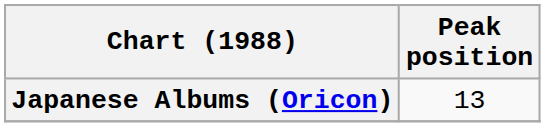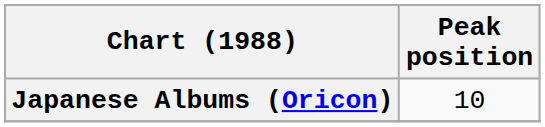(470, 100) 13 -> (470, 100) 10
